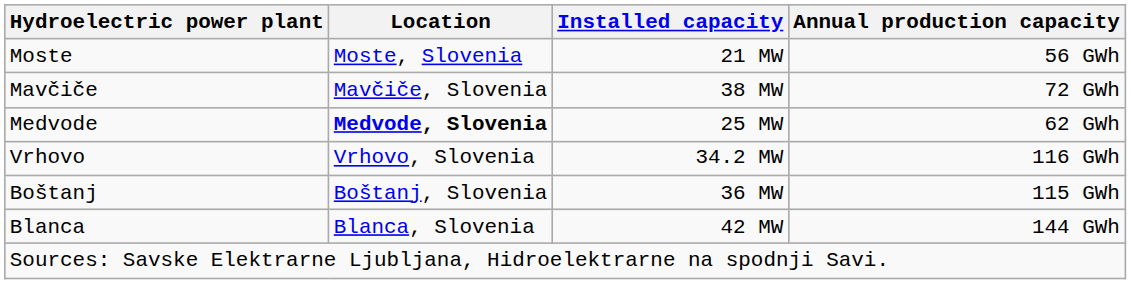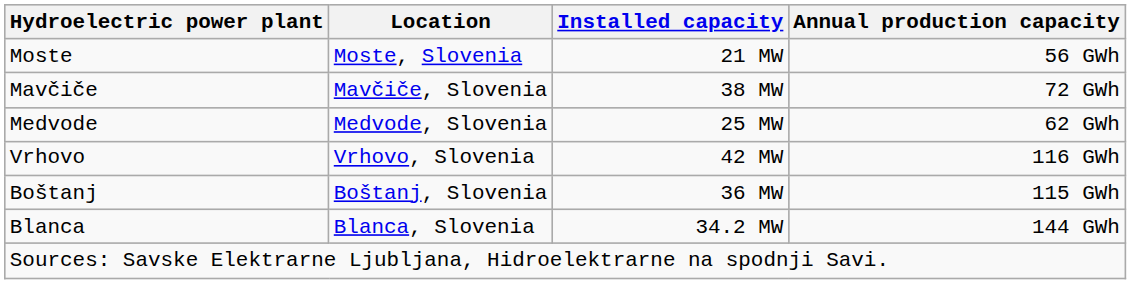(441, 124) bold -> (441, 124) normal
(739, 158) 34.2 MW -> (752, 158) 42 MW
(752, 227) 42 MW -> (739, 227) 34.2 MW
